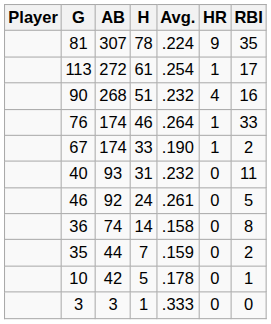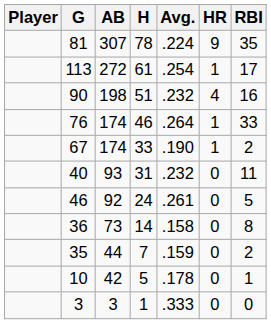(113, 95) 268 -> (113, 95) 198
(113, 226) 74 -> (113, 226) 73
